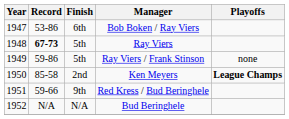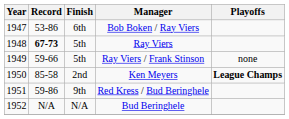(46, 59) 59-86 -> (46, 59) 59-66
(46, 91) 59-66 -> (46, 91) 59-86
